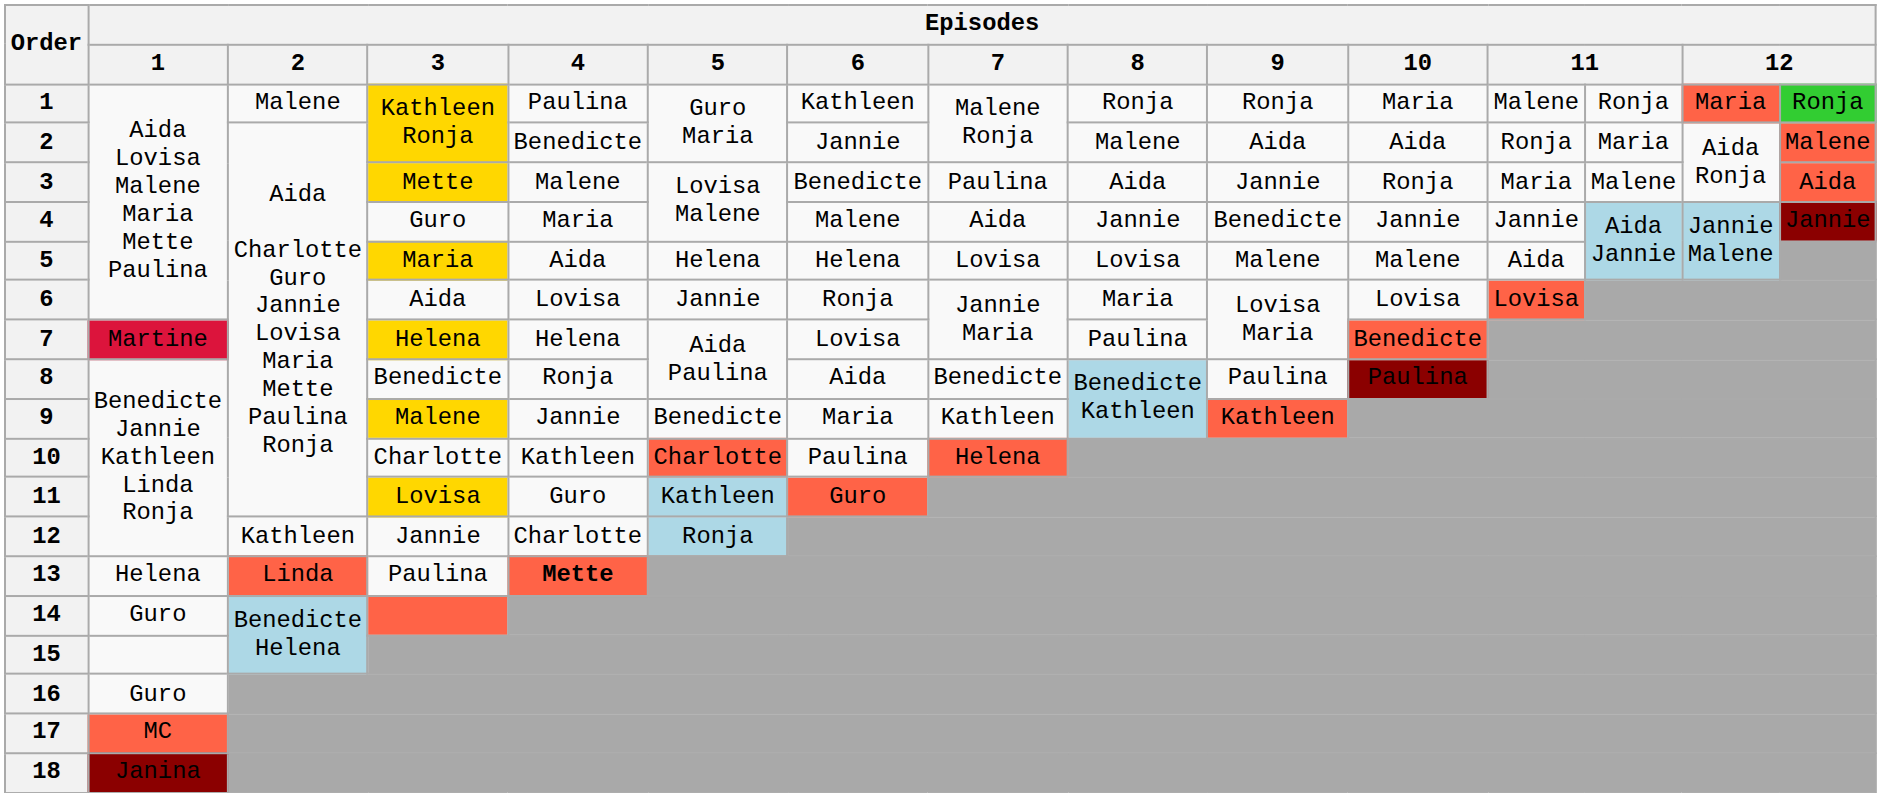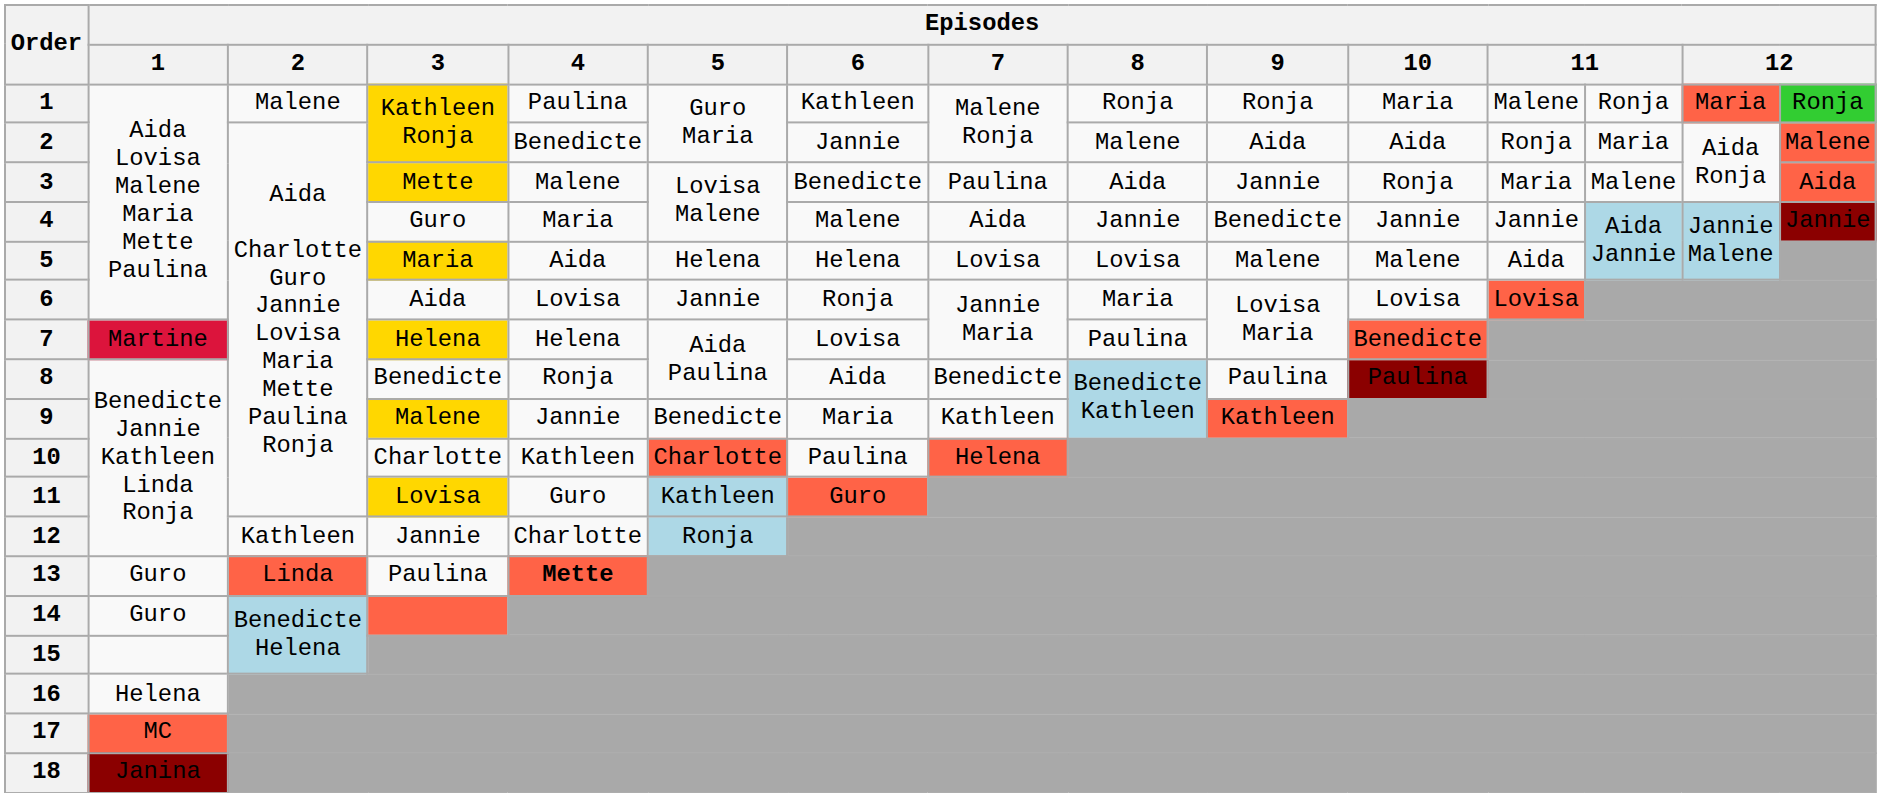(158, 576) Helena -> (158, 576) Guro
(158, 694) Guro -> (158, 694) Helena
